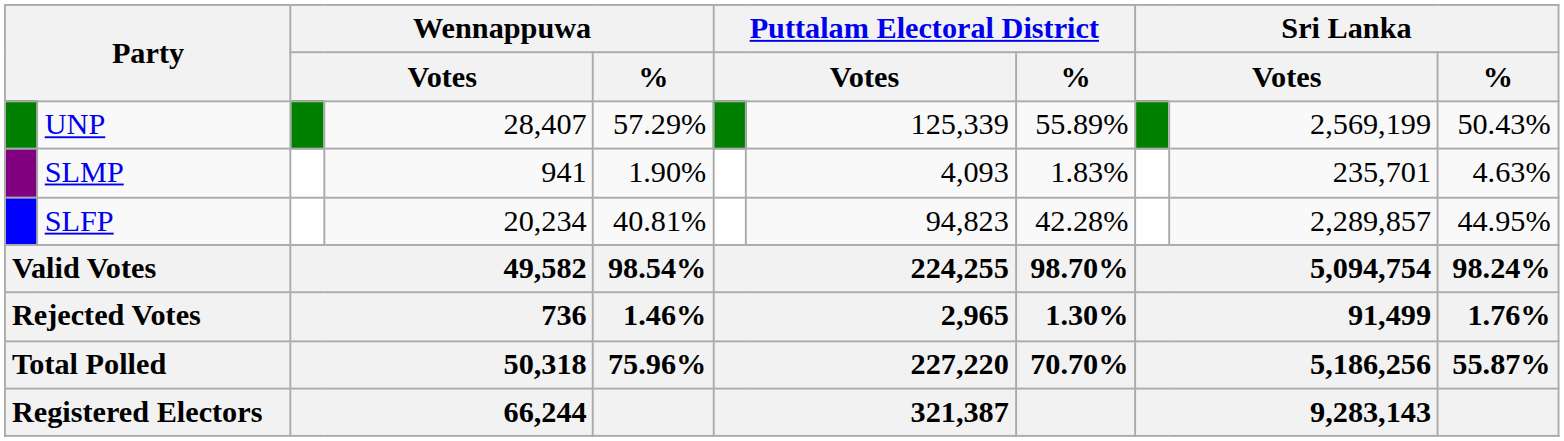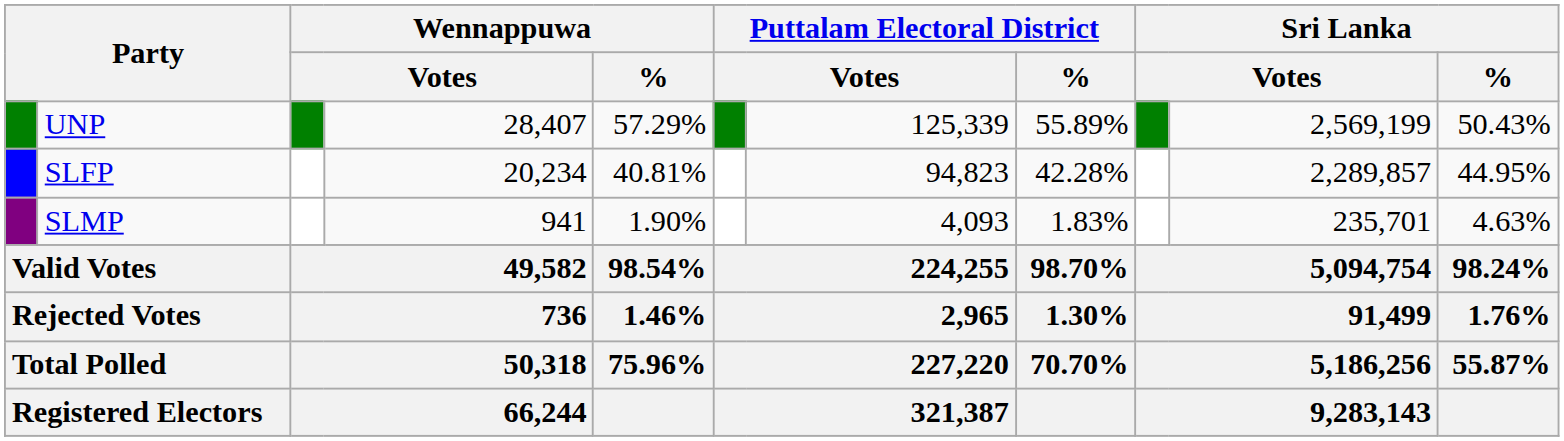rows swapped: (79, 220) <-> (84, 172)
